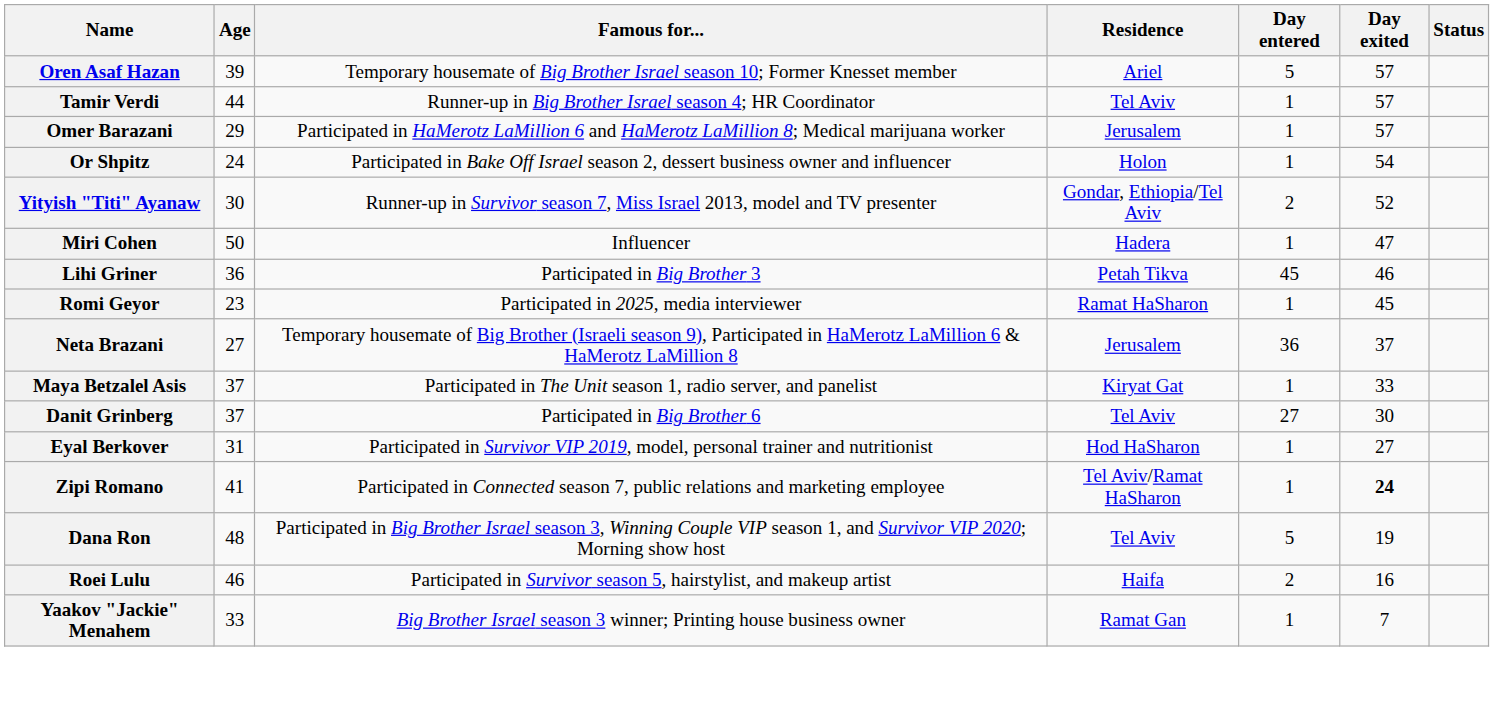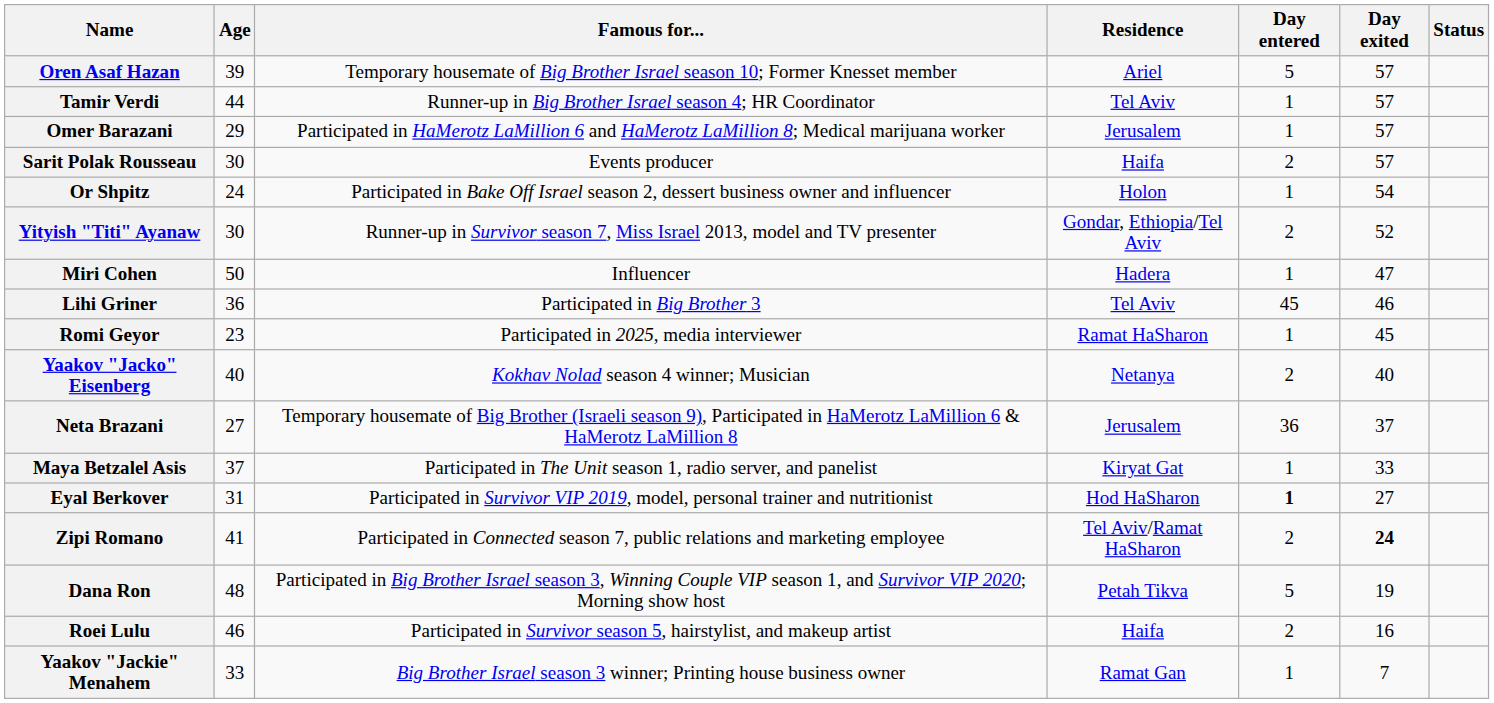+ row: (110, 161)
(1143, 273) Petah Tikva -> (1143, 304) Tel Aviv
+ row: (110, 375)
- row: (110, 416)
(1289, 446) normal -> (1289, 497) bold
(1289, 487) 1 -> (1289, 538) 2
(1143, 538) Tel Aviv -> (1143, 590) Petah Tikva
